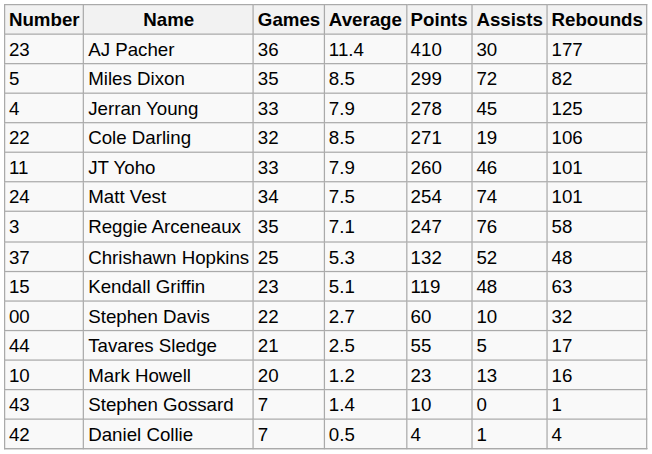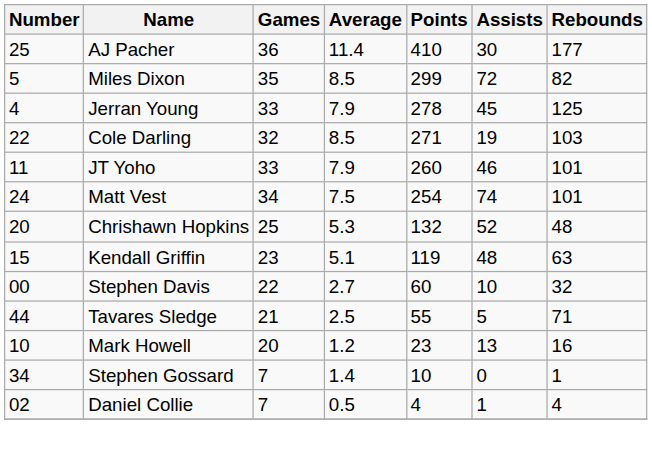(19, 49) 23 -> (19, 49) 25
(567, 138) 106 -> (567, 138) 103
- row: (165, 227)
(19, 256) 37 -> (19, 227) 20
(562, 345) 17 -> (562, 316) 71
(19, 404) 43 -> (19, 375) 34
(19, 434) 42 -> (19, 404) 02
